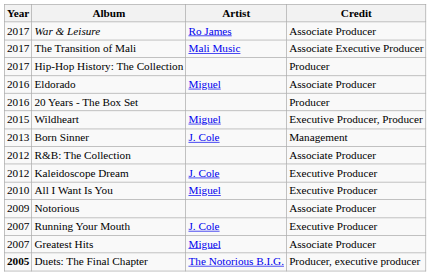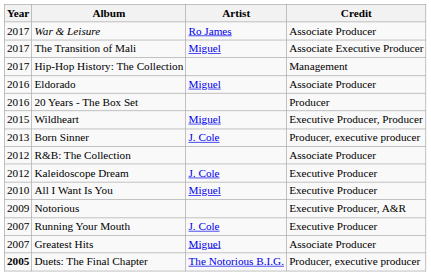(214, 48) Mali Music -> (205, 48) Miguel
(309, 66) Producer -> (318, 66) Management
(318, 137) Management -> (355, 137) Producer, executive producer
(333, 208) Associate Producer -> (348, 208) Executive Producer, A&R
